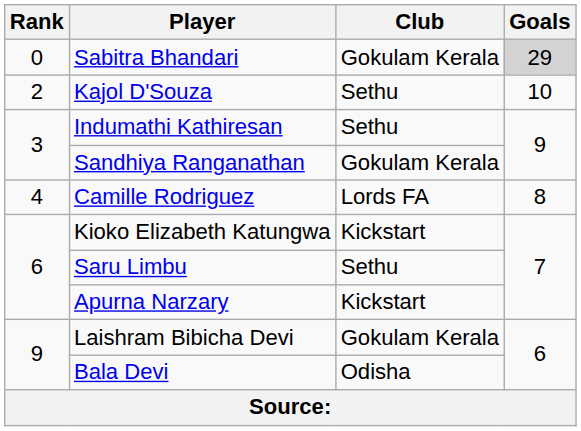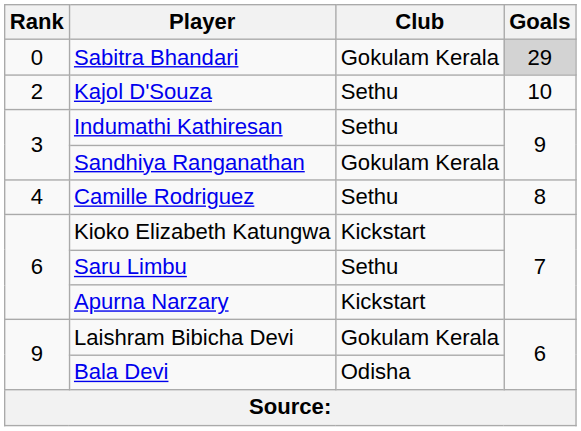(385, 197) Lords FA -> (370, 197) Sethu
